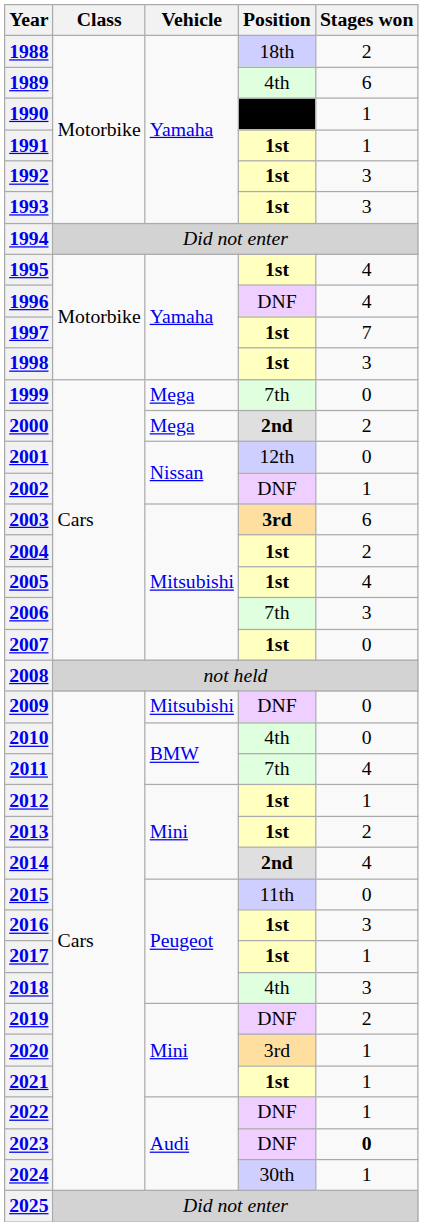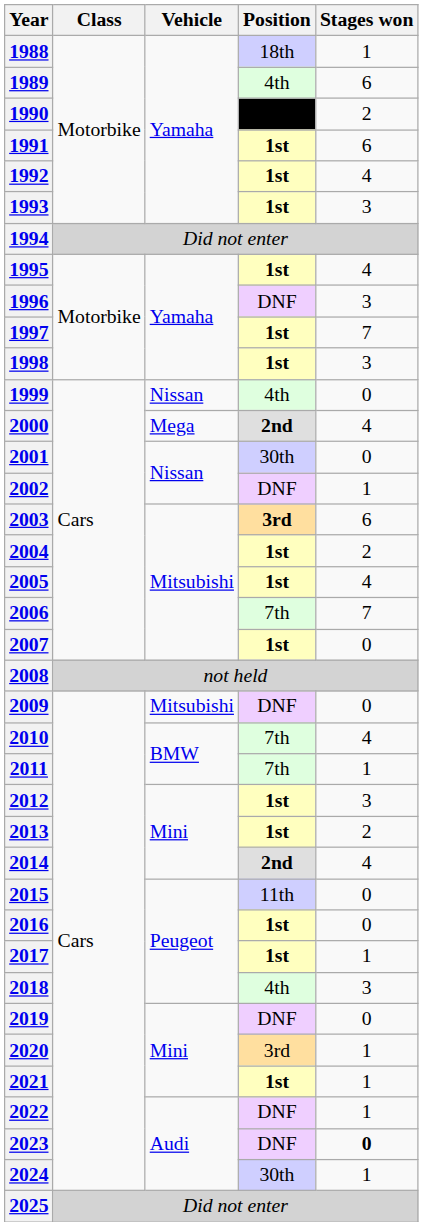(367, 51) 2 -> (367, 51) 1
(367, 113) 1 -> (367, 113) 2
(367, 144) 1 -> (367, 144) 6
(367, 176) 3 -> (367, 176) 4
(367, 301) 4 -> (367, 301) 3
(172, 394) Mega -> (177, 394) Nissan
(277, 394) 7th -> (277, 394) 4th
(367, 425) 2 -> (367, 425) 4
(277, 457) 12th -> (277, 457) 30th
(367, 613) 3 -> (367, 613) 7
(277, 737) 4th -> (277, 737) 7th
(367, 737) 0 -> (367, 737) 4
(367, 769) 4 -> (367, 769) 1
(367, 800) 1 -> (367, 800) 3
(367, 925) 3 -> (367, 925) 0
(367, 1018) 2 -> (367, 1018) 0
